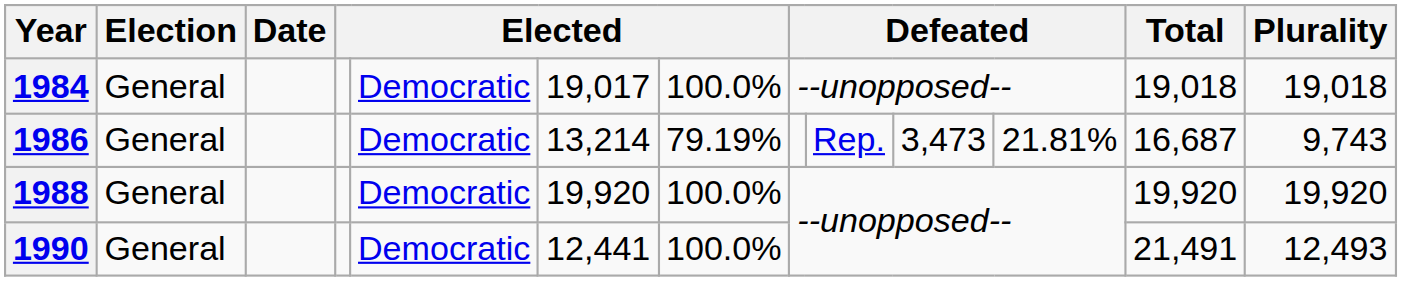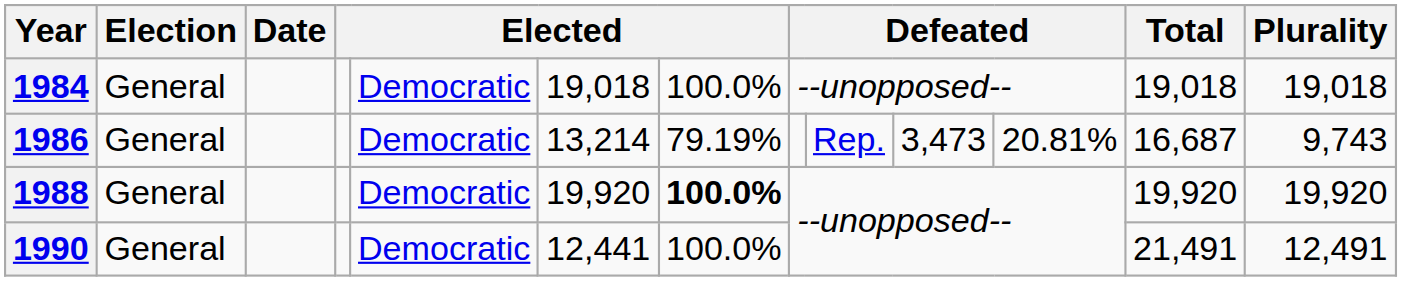(598, 85) 19,017 -> (598, 85) 19,018
(1059, 139) 21.81% -> (1059, 139) 20.81%
(724, 193) normal -> (724, 193) bold
(1335, 247) 12,493 -> (1335, 247) 12,491
